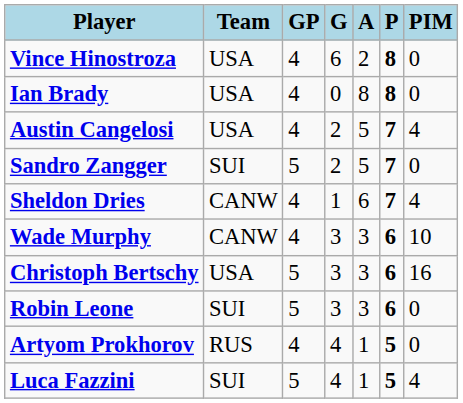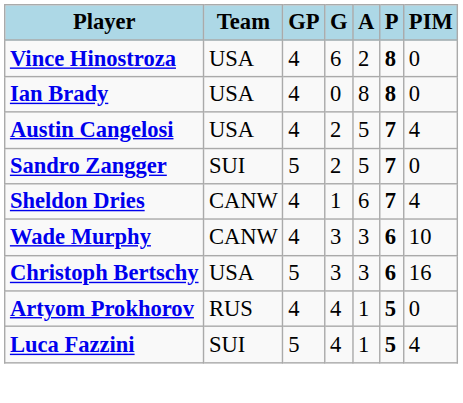- row: (72, 308)
